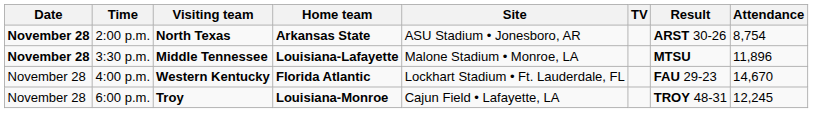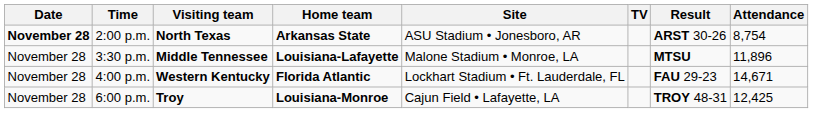(48, 56) bold -> (47, 56) normal
(753, 77) 14,670 -> (753, 77) 14,671
(753, 98) 12,245 -> (753, 98) 12,425
